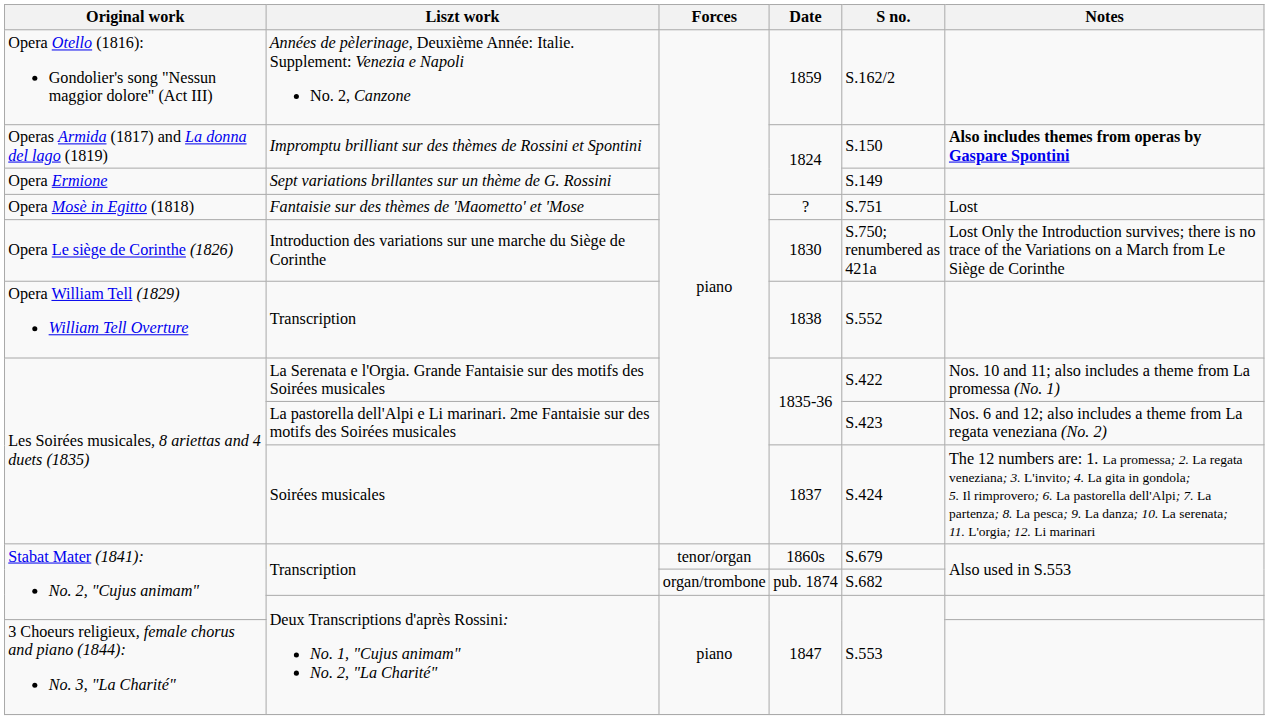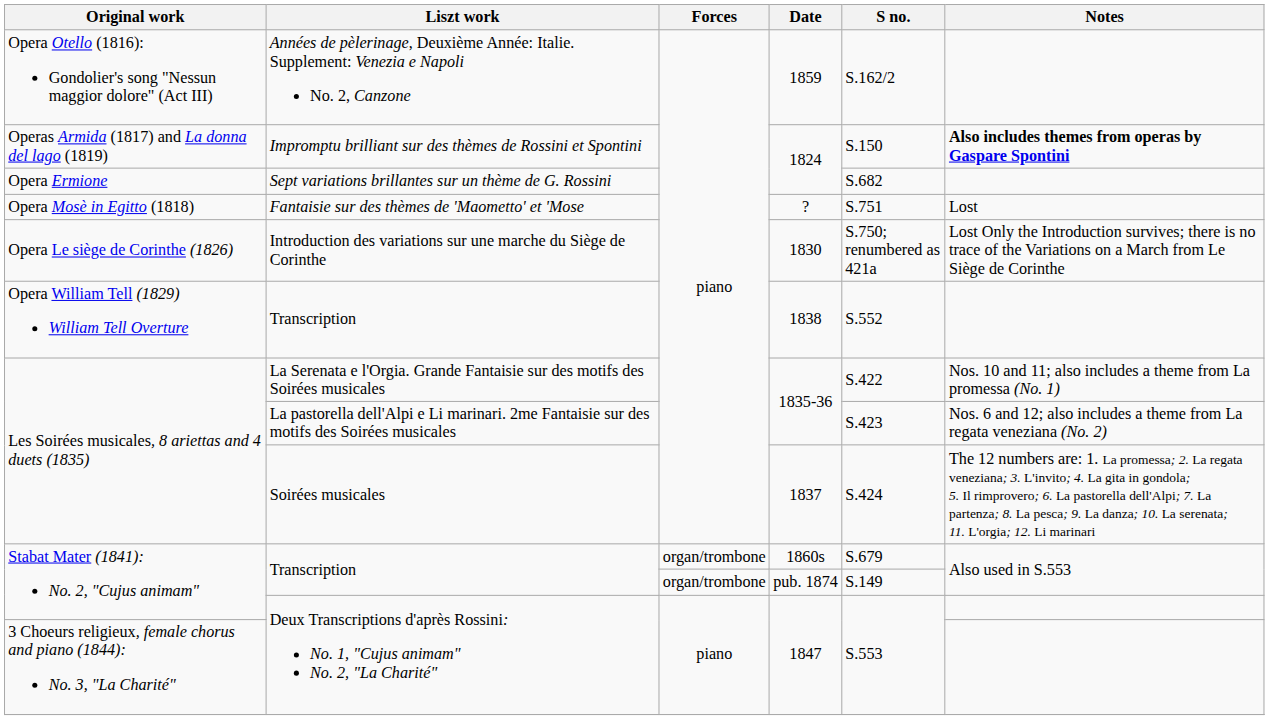(864, 181) S.149 -> (864, 181) S.682
(714, 556) tenor/organ -> (714, 556) organ/trombone
(864, 582) S.682 -> (864, 582) S.149
